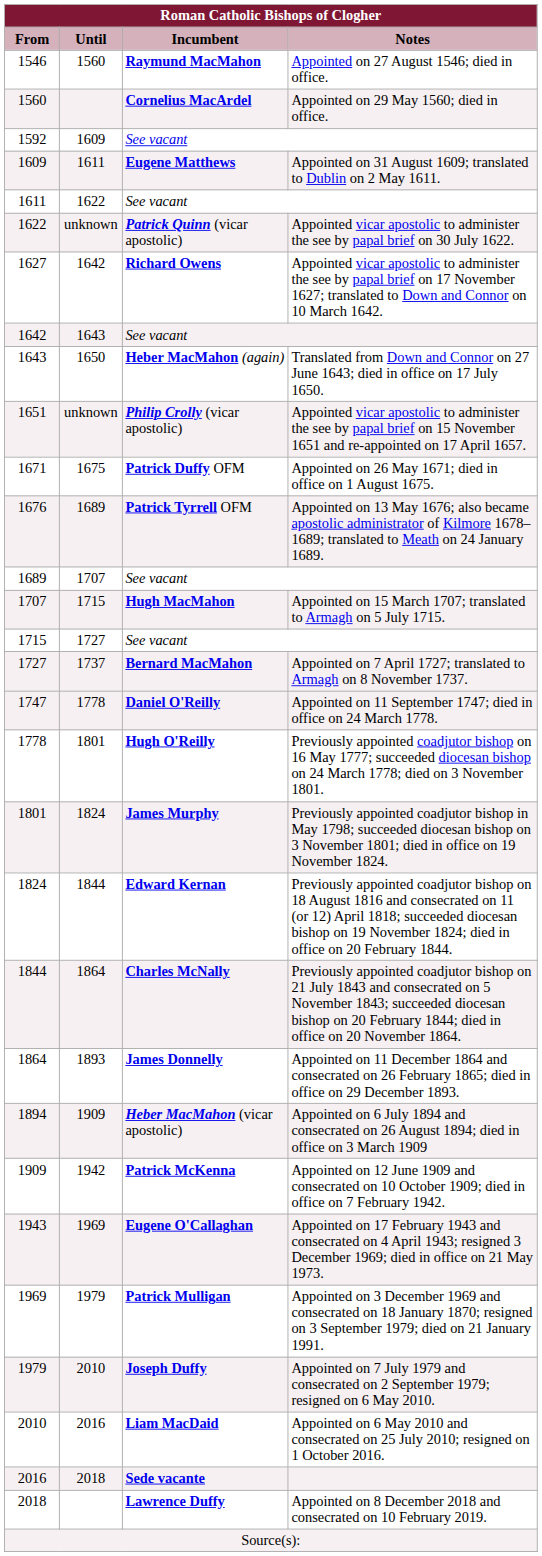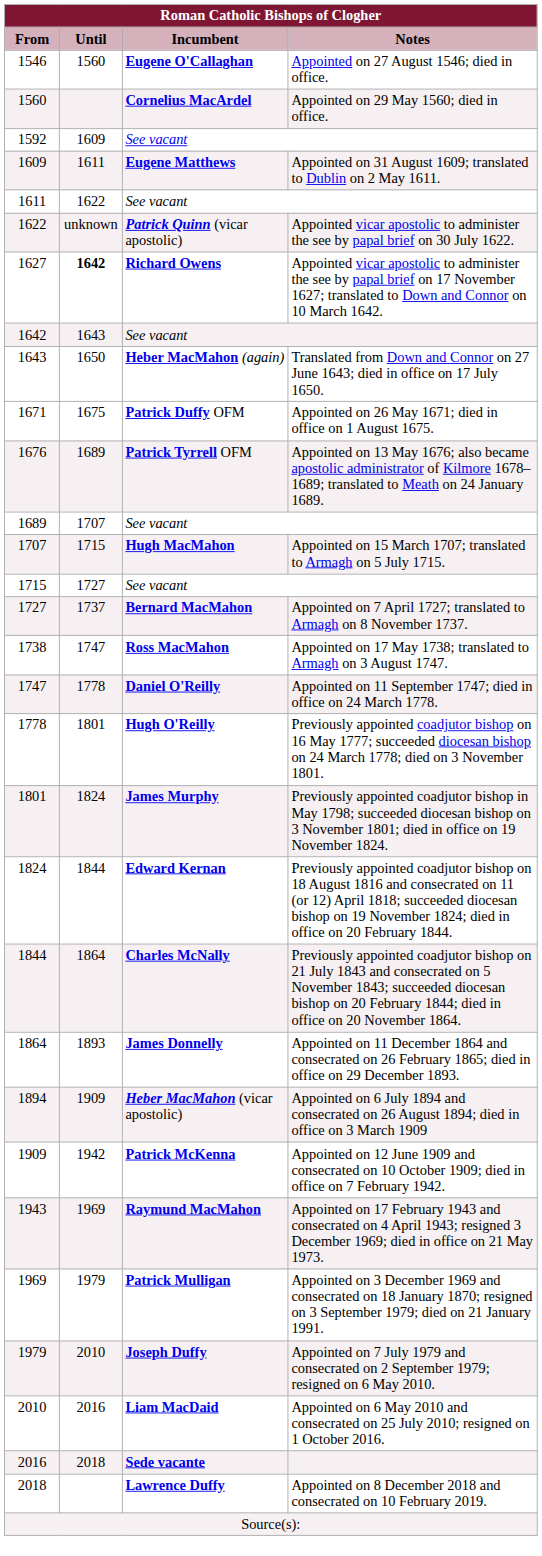(193, 61) Raymund MacMahon -> (189, 61) Eugene O'Callaghan
(91, 263) normal -> (91, 263) bold
- row: (32, 412)
+ row: (32, 647)
(189, 1225) Eugene O'Callaghan -> (193, 1209) Raymund MacMahon
